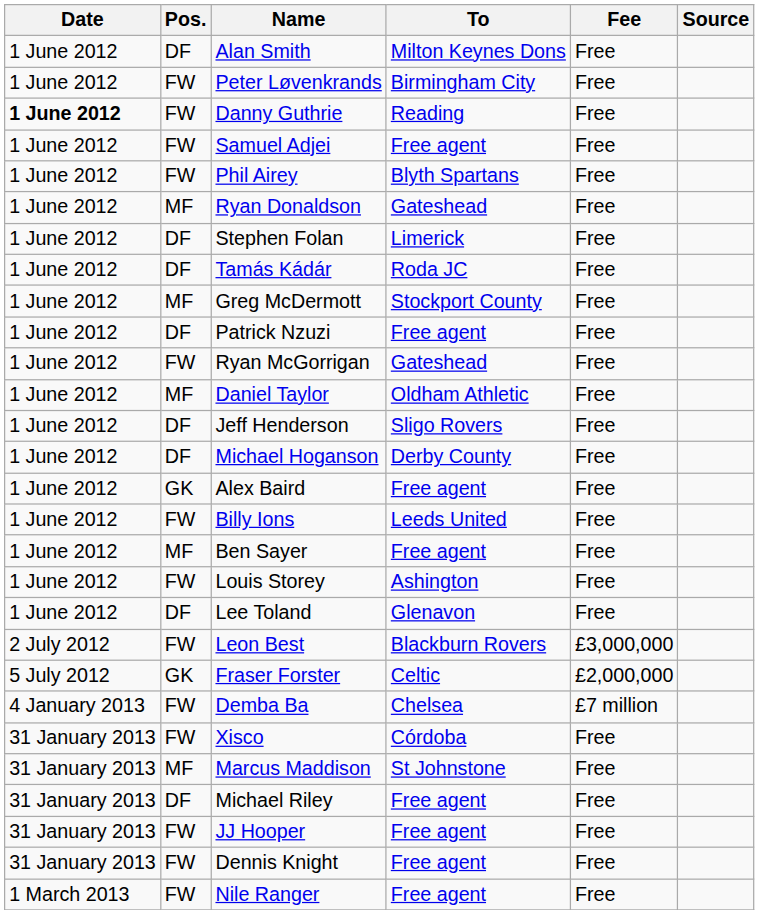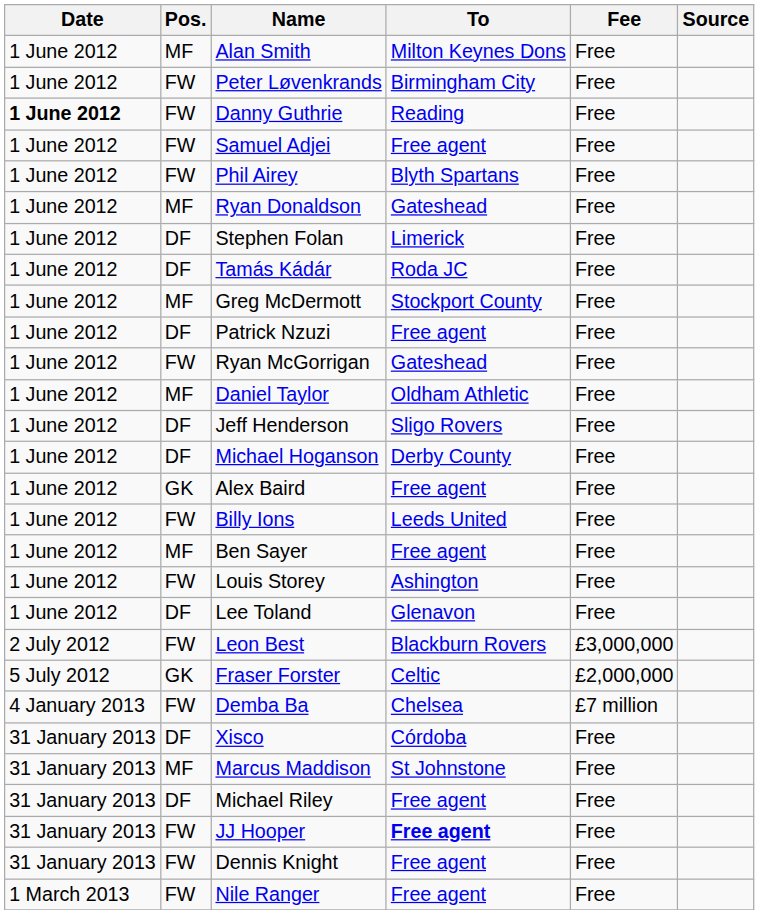(178, 51) DF -> (179, 51) MF
(180, 737) FW -> (178, 737) DF
(438, 831) normal -> (441, 831) bold
